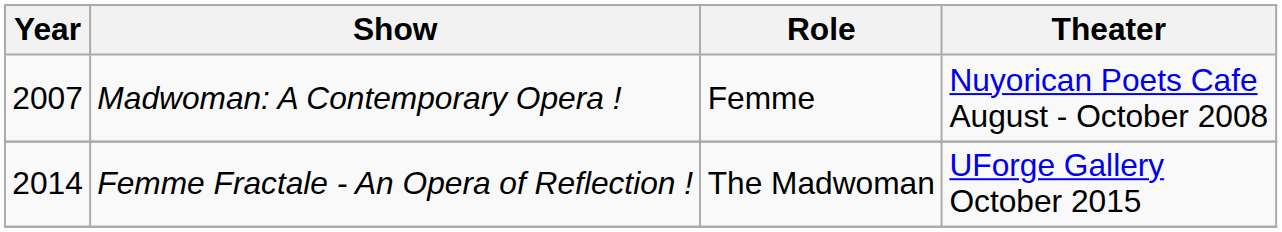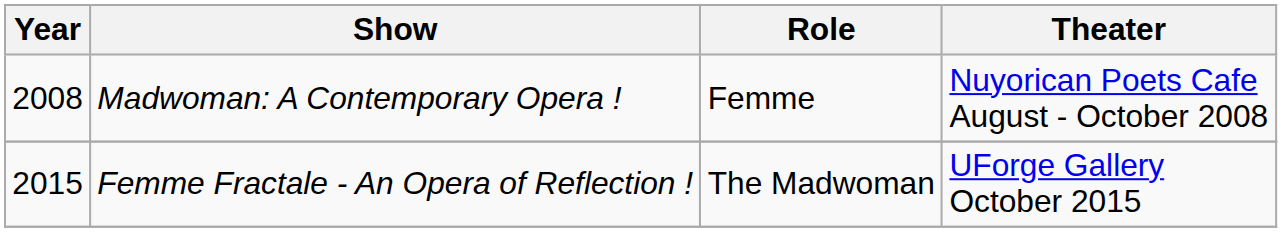(48, 97) 2007 -> (48, 97) 2008
(48, 183) 2014 -> (48, 183) 2015
